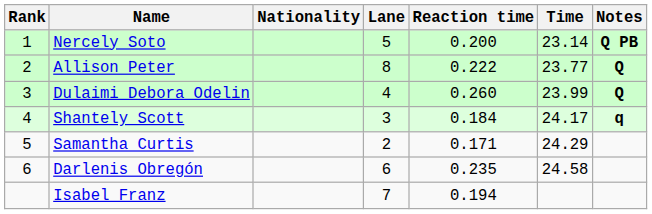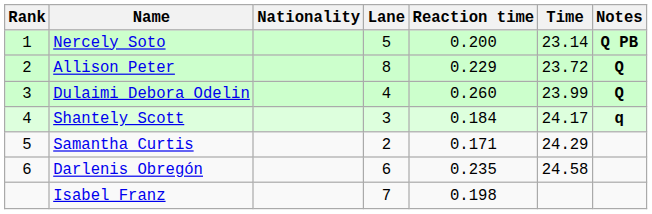(473, 68) 0.222 -> (473, 68) 0.229
(565, 68) 23.77 -> (565, 68) 23.72
(473, 195) 0.194 -> (473, 195) 0.198
